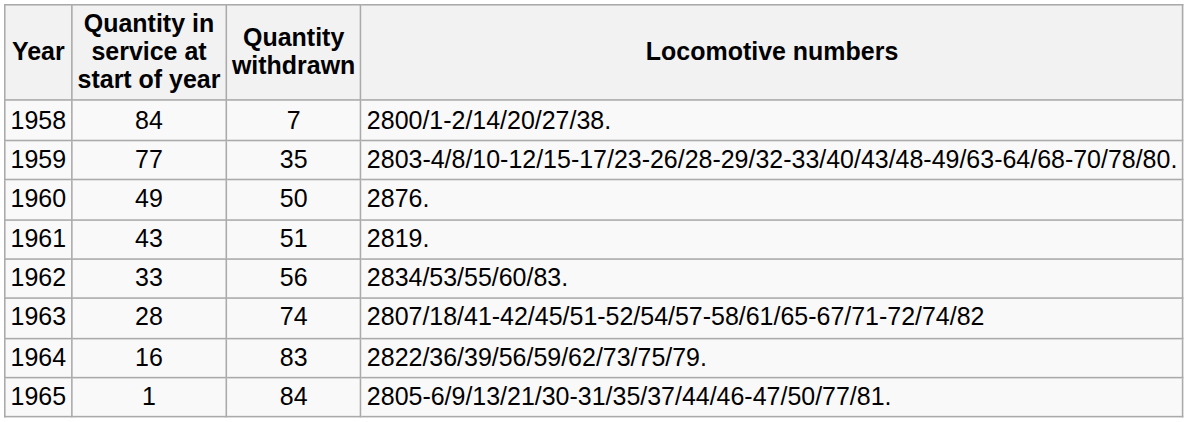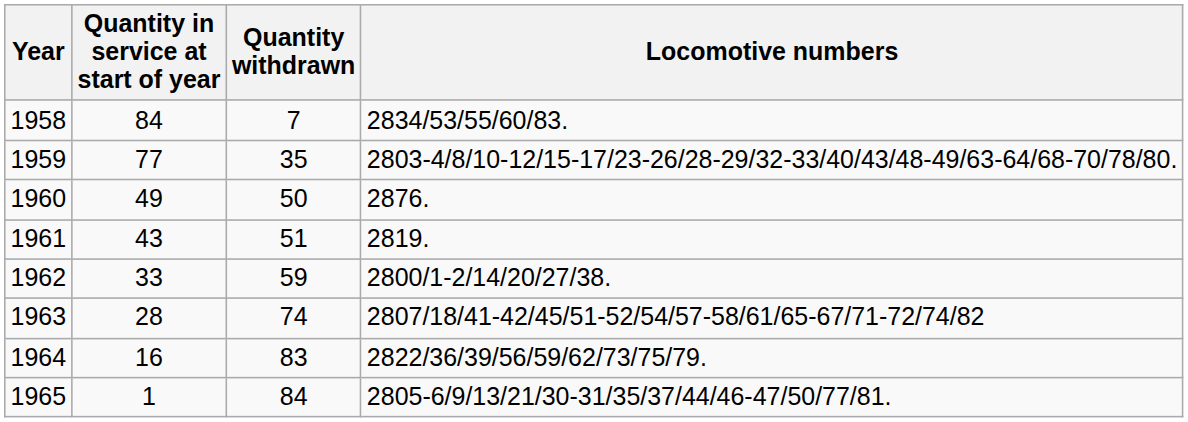(489, 120) 2800/1-2/14/20/27/38. -> (468, 120) 2834/53/55/60/83.
(294, 278) 56 -> (294, 278) 59
(468, 278) 2834/53/55/60/83. -> (489, 278) 2800/1-2/14/20/27/38.
